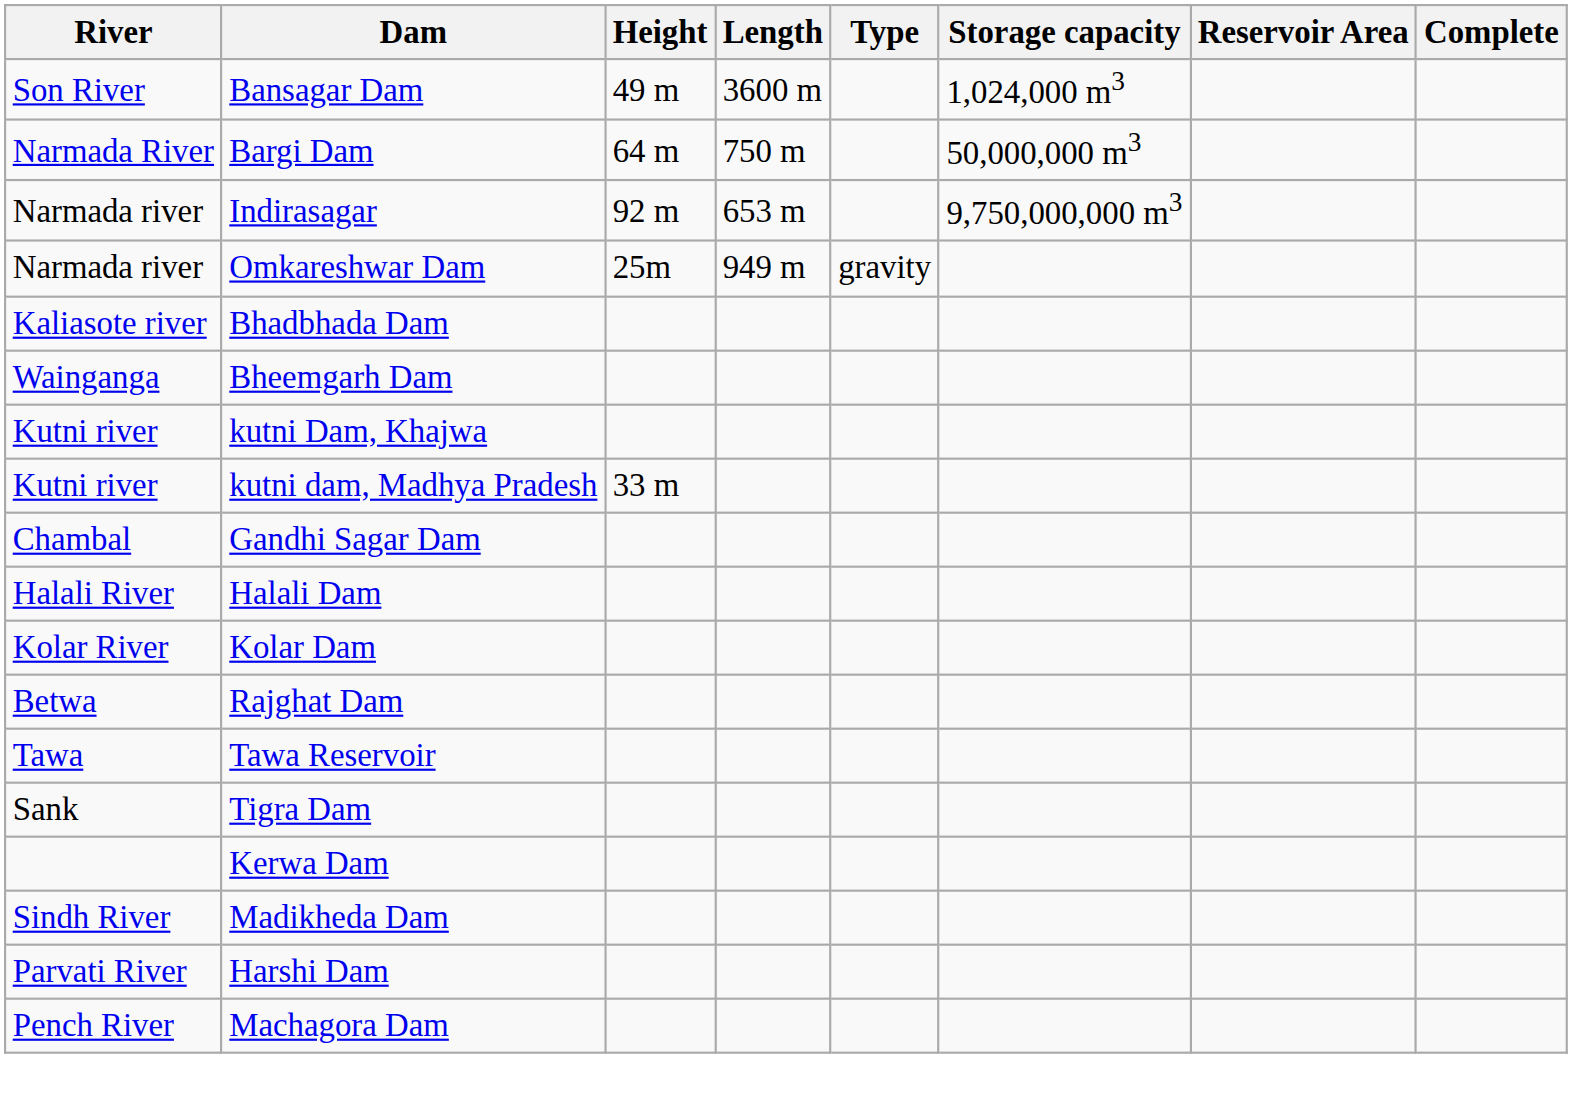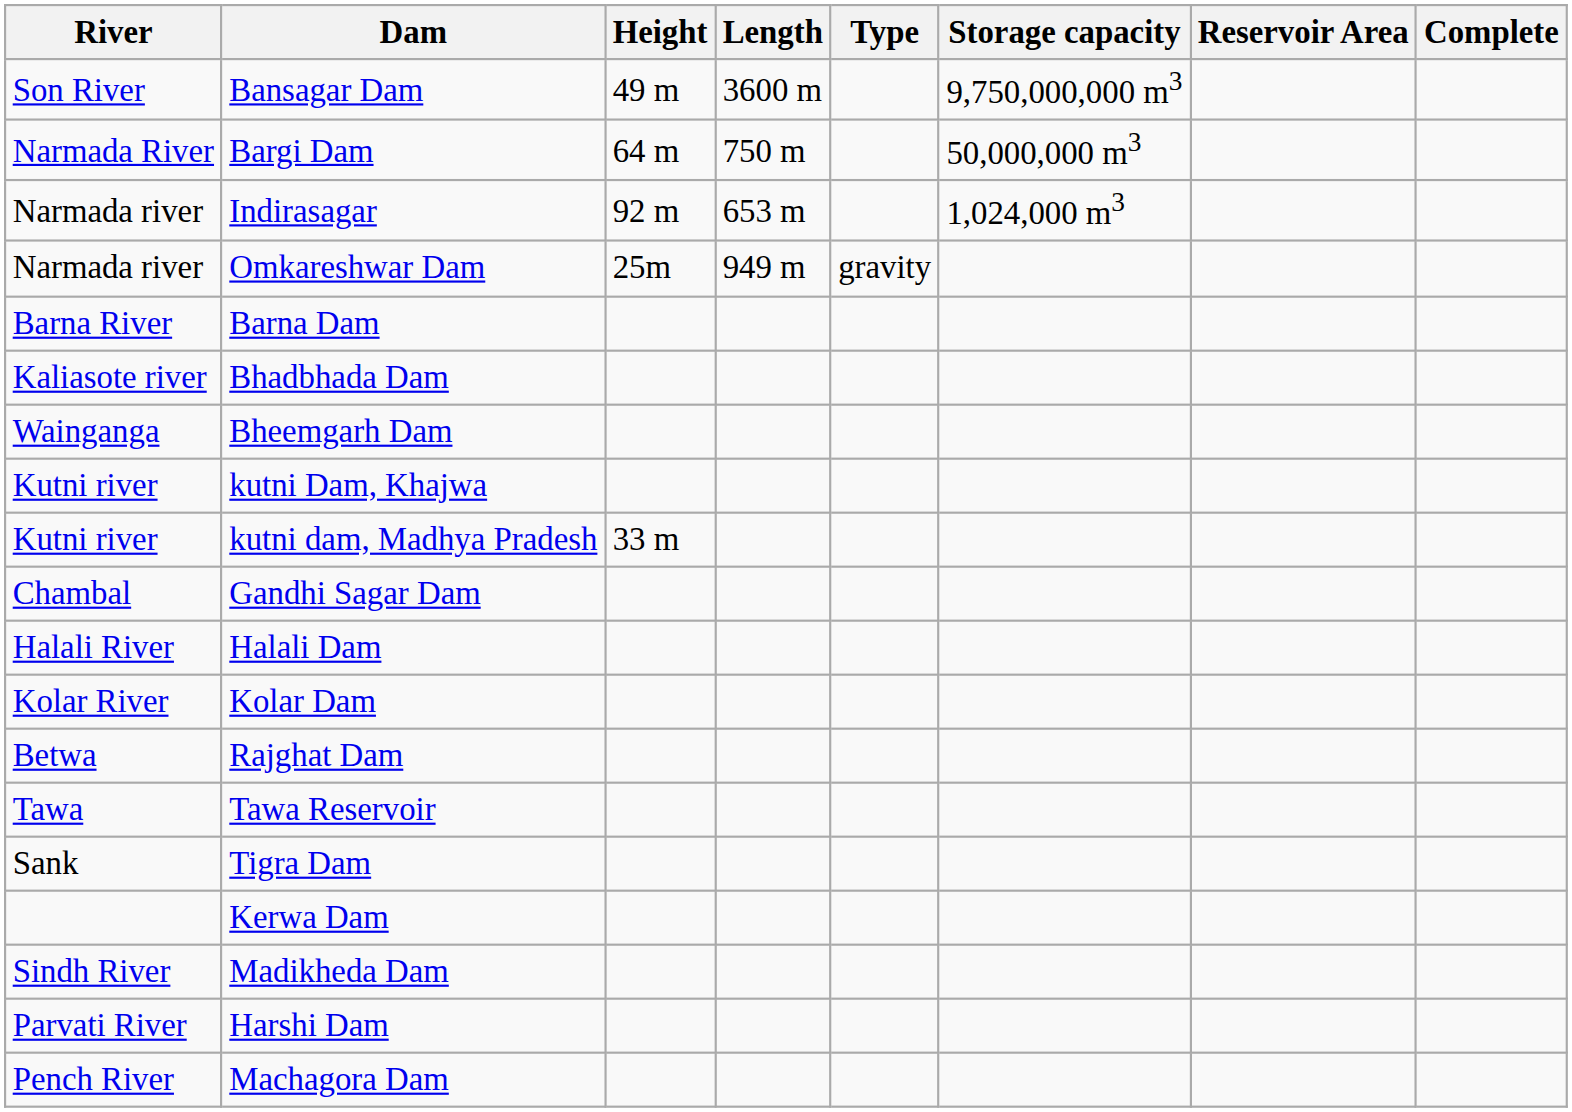(1036, 89) 1,024,000 m3 -> (1064, 89) 9,750,000,000 m3
(1064, 210) 9,750,000,000 m3 -> (1036, 210) 1,024,000 m3
+ row: (304, 322)
